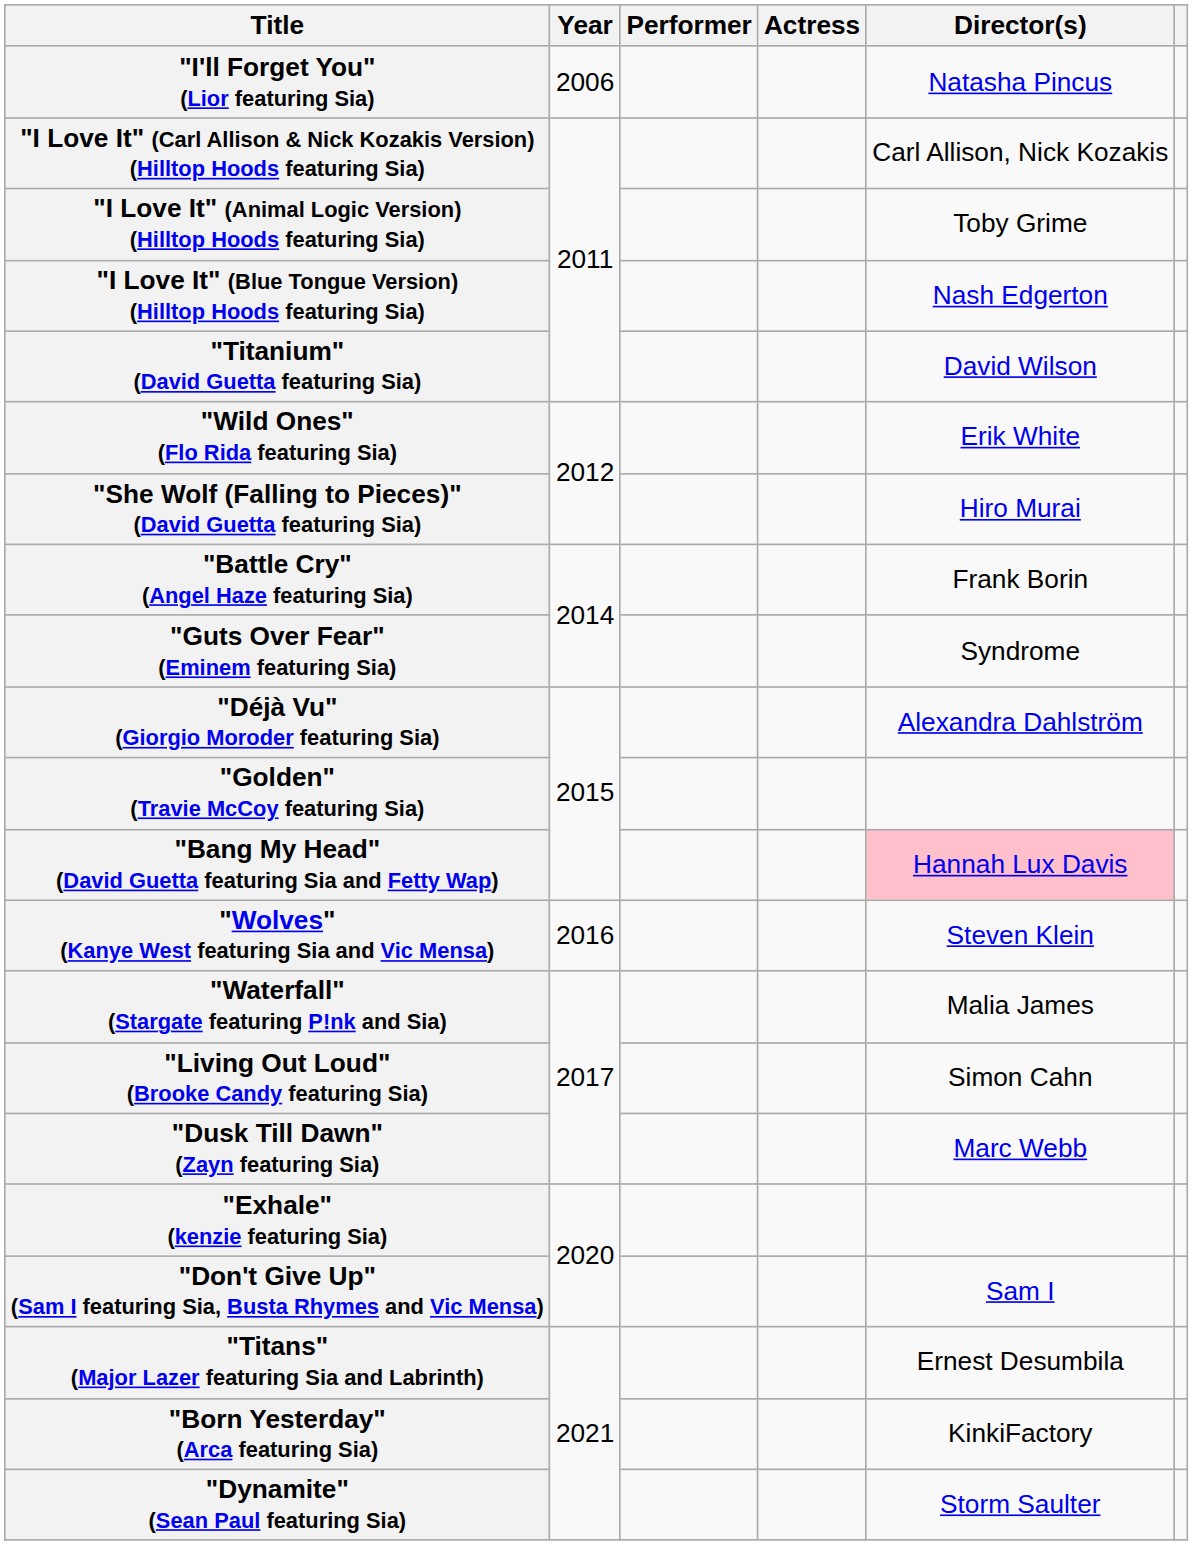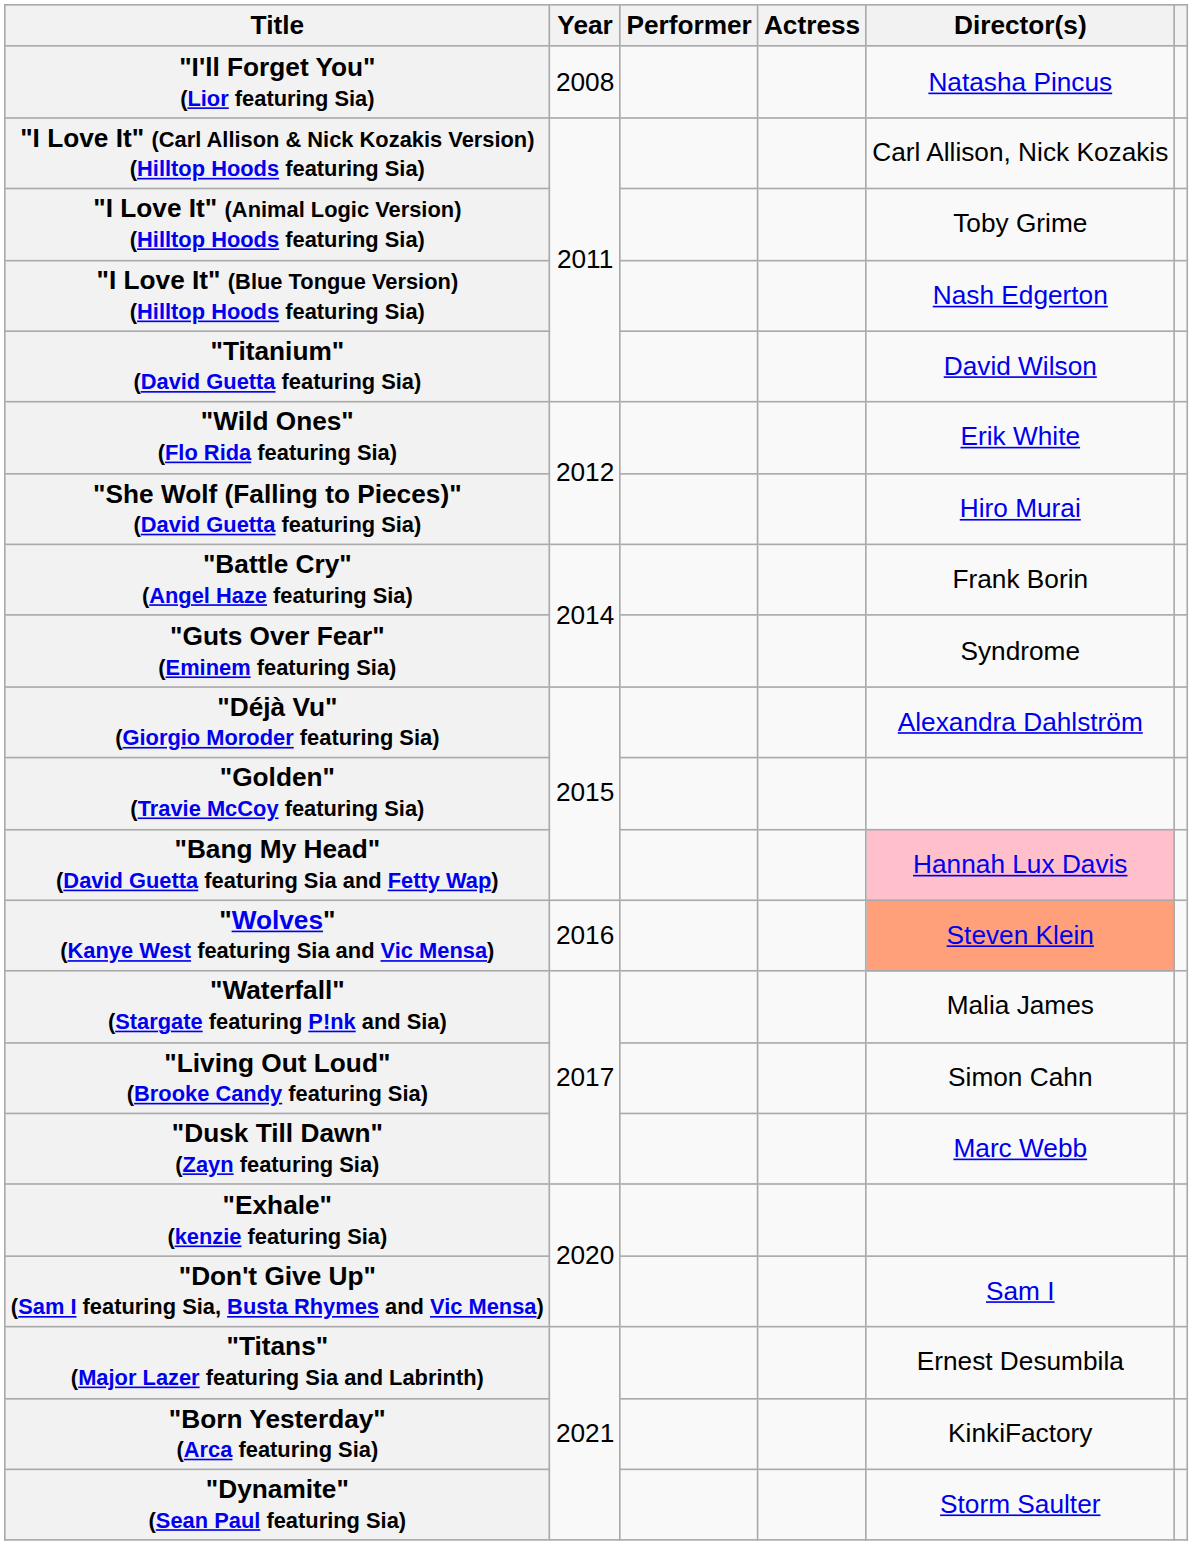(585, 81) 2006 -> (585, 81) 2008
(1020, 935) no background -> (1020, 935) lightsalmon background
